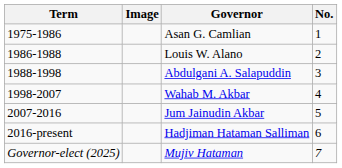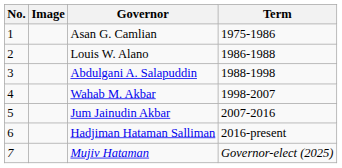columns swapped: (324, 14) <-> (63, 14)
